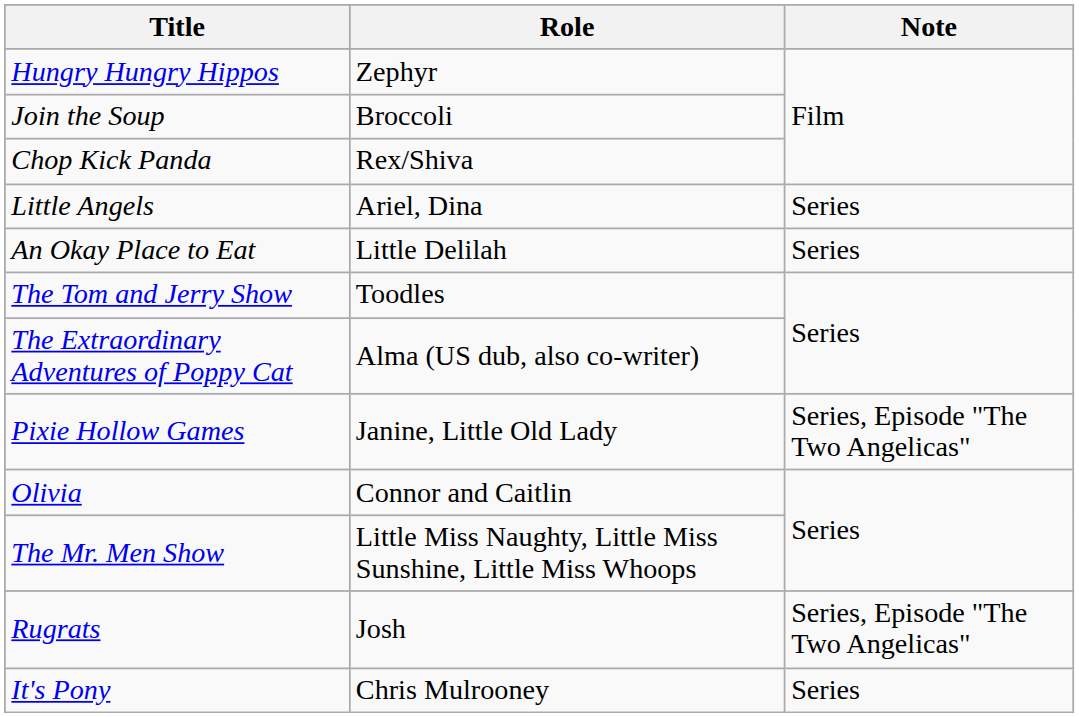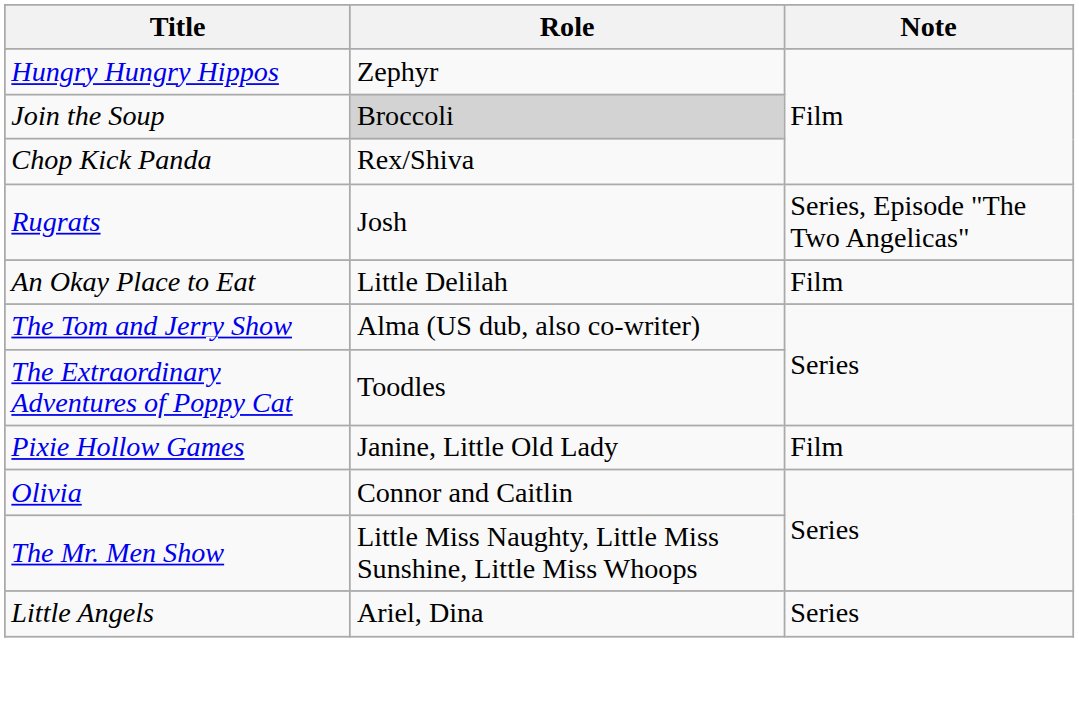(404, 116) no background -> (405, 116) lightgrey background
rows swapped: (83, 205) <-> (56, 628)
(826, 250) Series -> (817, 281) Film
(400, 294) Toodles -> (529, 326) Alma (US dub, also co-writer)
(528, 355) Alma (US dub, also co-writer) -> (401, 386) Toodles
(909, 431) Series, Episode "The Two Angelicas" -> (817, 447) Film
- row: (61, 689)
